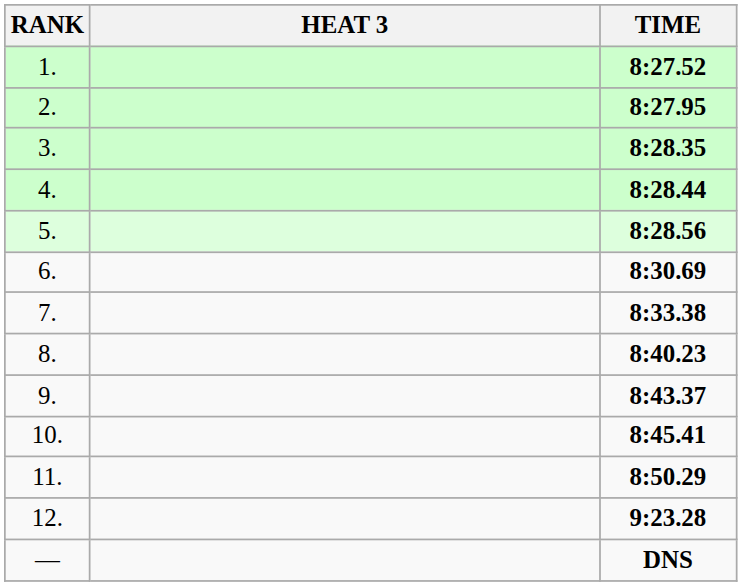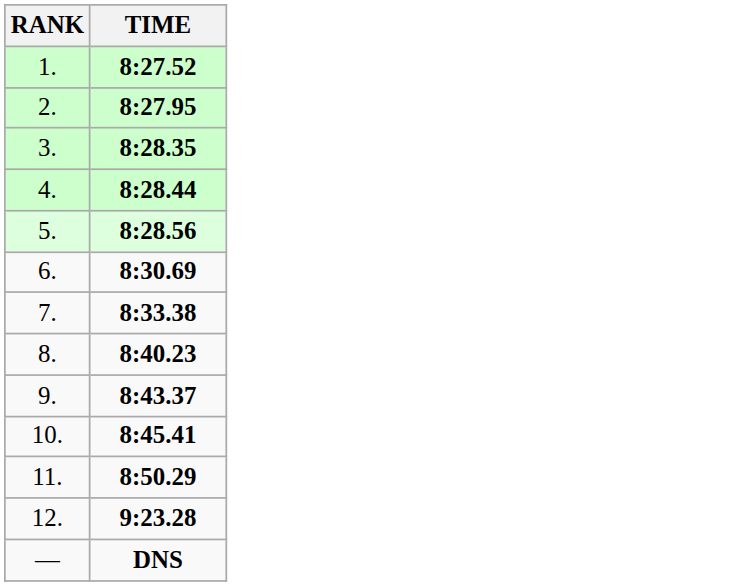- column: (345, 25)
